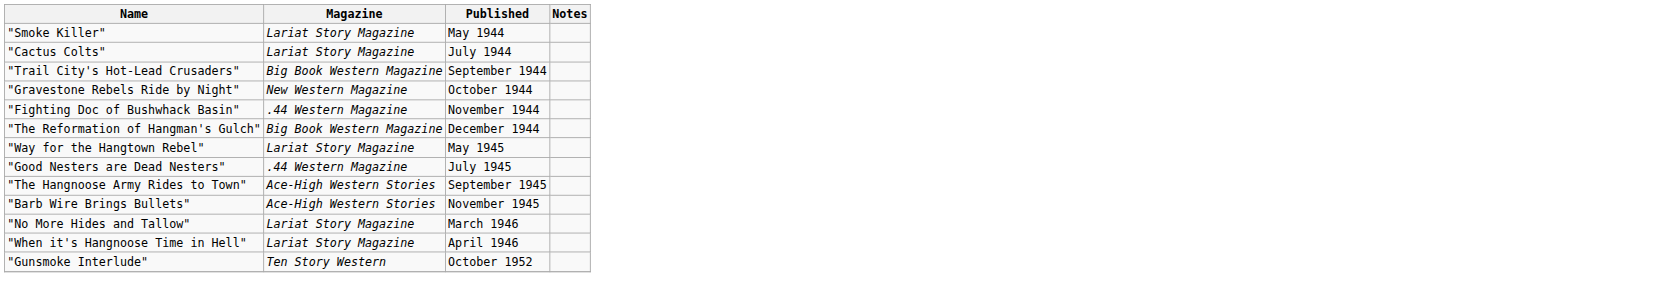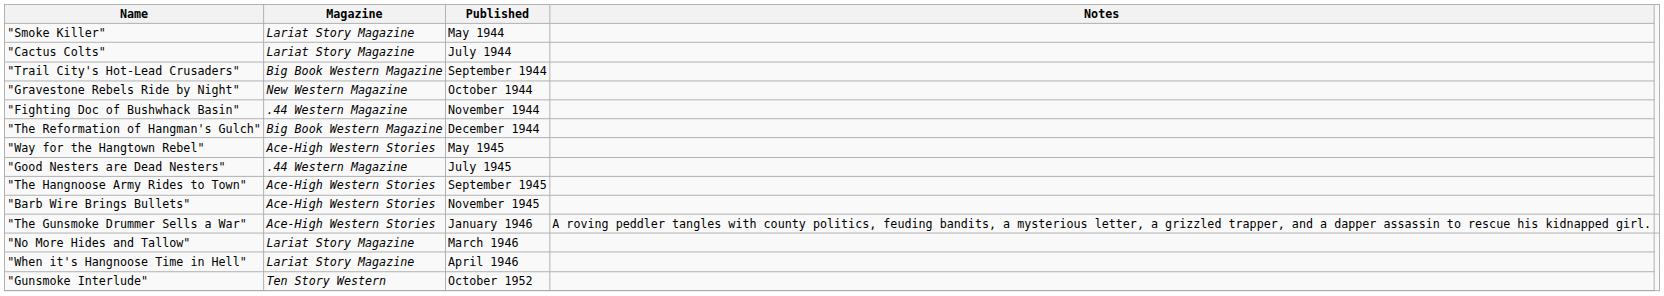(340, 147) Lariat Story Magazine -> (351, 147) Ace-High Western Stories
+ row: (127, 224)
